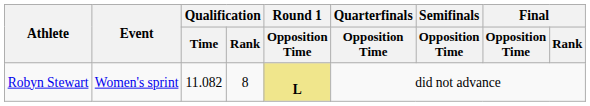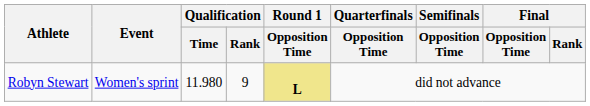(204, 82) 11.082 -> (204, 82) 11.980
(245, 82) 8 -> (245, 82) 9
